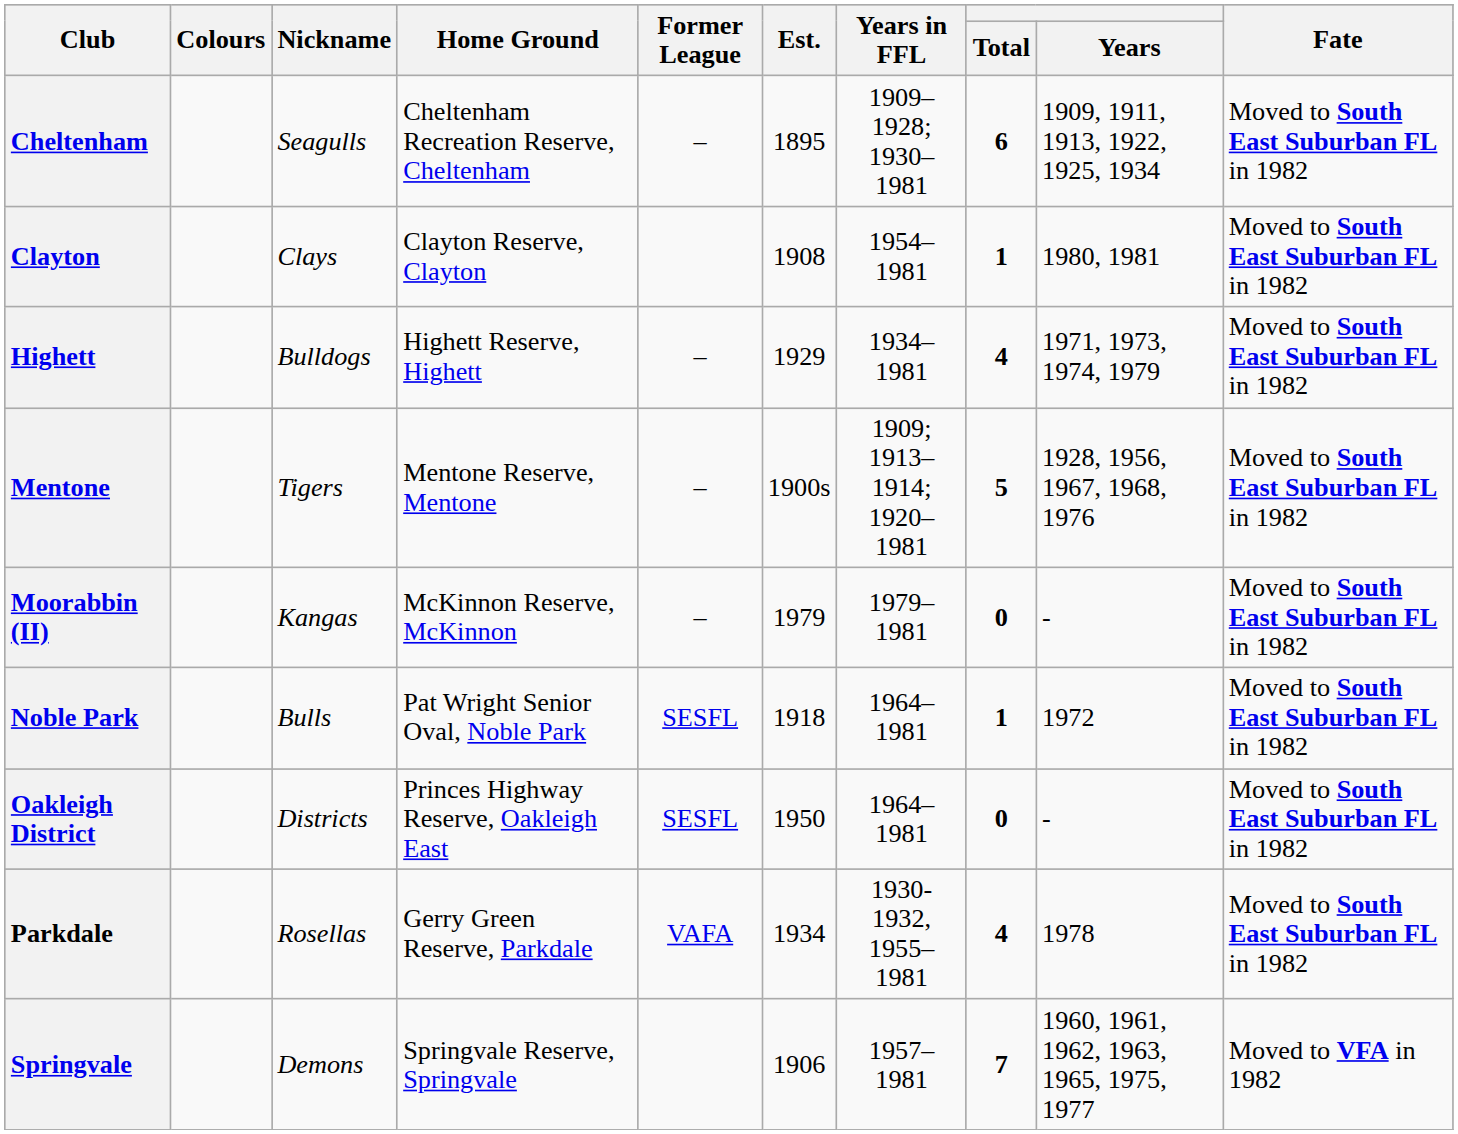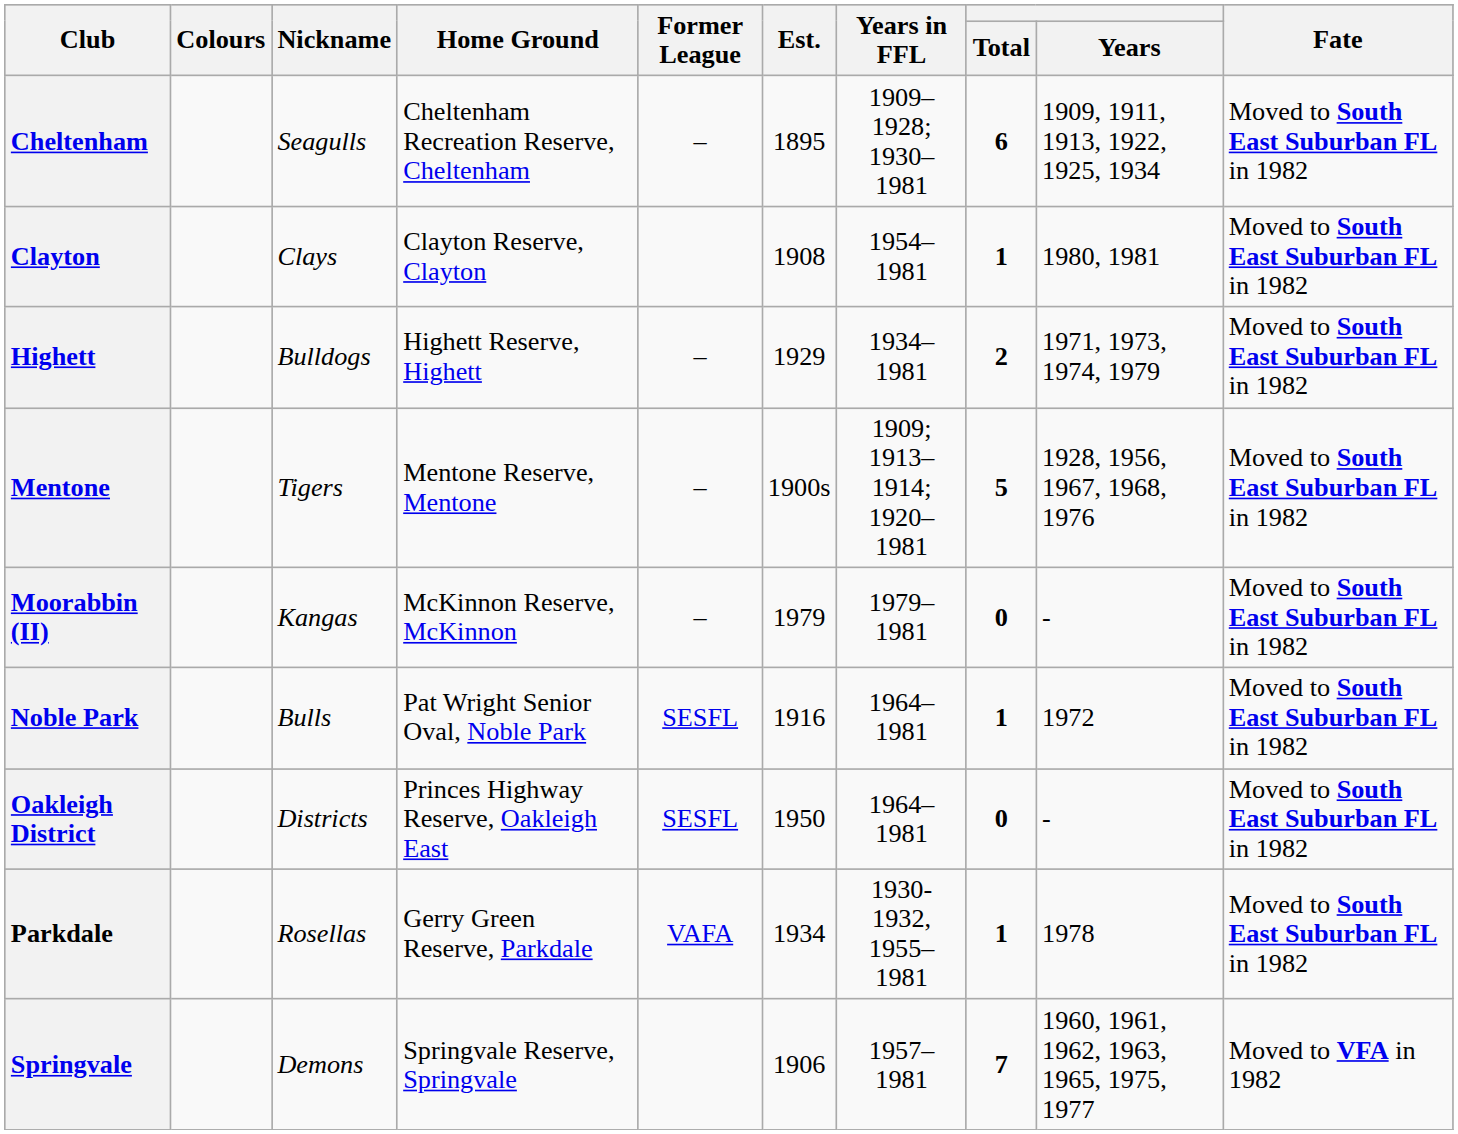(1001, 356) 4 -> (1001, 356) 2
(799, 717) 1918 -> (799, 717) 1916
(1001, 933) 4 -> (1001, 933) 1
